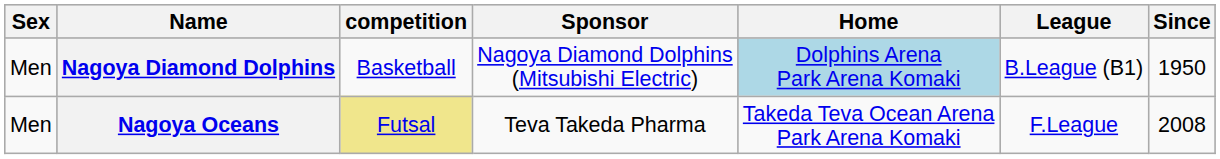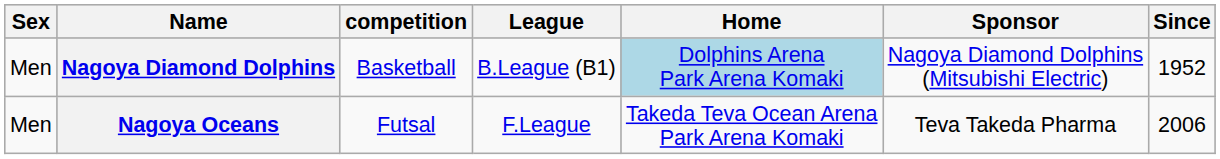columns swapped: (1074, 21) <-> (605, 21)
(1182, 67) 1950 -> (1182, 67) 1952
(406, 125) khaki background -> (406, 125) no background
(1182, 125) 2008 -> (1182, 125) 2006
